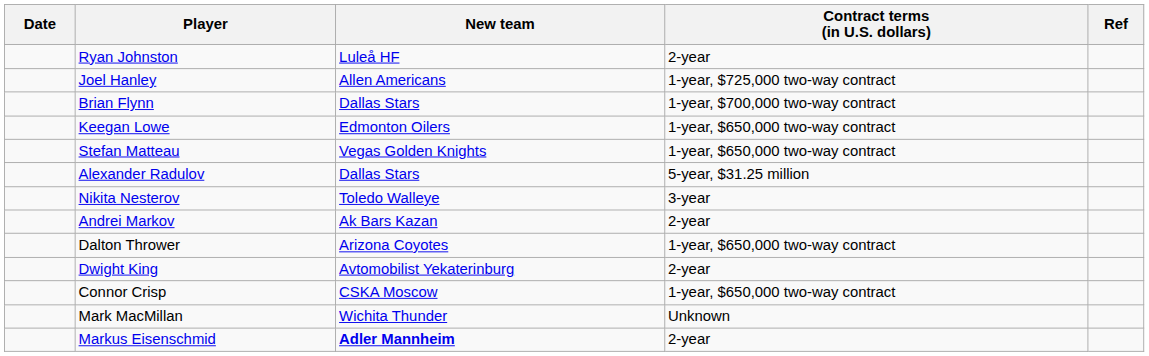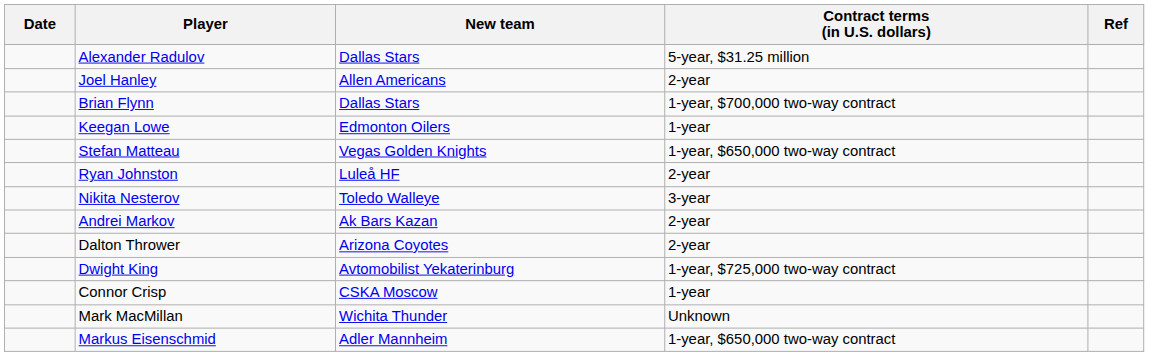rows swapped: (128, 56) <-> (141, 174)
(782, 80) 1-year, $725,000 two-way contract -> (689, 80) 2-year
(782, 127) 1-year, $650,000 two-way contract -> (689, 127) 1-year
(782, 245) 1-year, $650,000 two-way contract -> (689, 245) 2-year
(689, 269) 2-year -> (782, 269) 1-year, $725,000 two-way contract
(782, 292) 1-year, $650,000 two-way contract -> (689, 292) 1-year
(397, 339) bold -> (393, 339) normal
(689, 339) 2-year -> (782, 339) 1-year, $650,000 two-way contract
